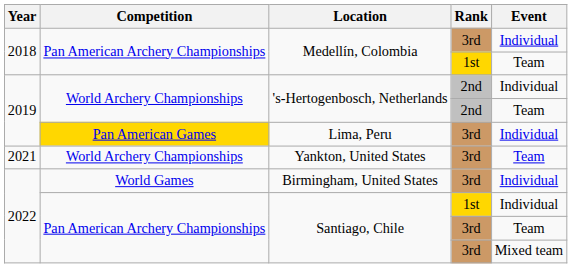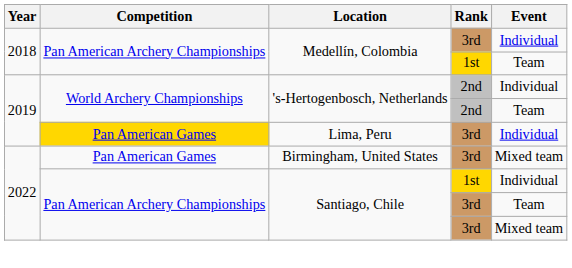- row: (360, 157)
(154, 181) World Games -> (154, 157) Pan American Games
(529, 181) Individual -> (529, 157) Mixed team
